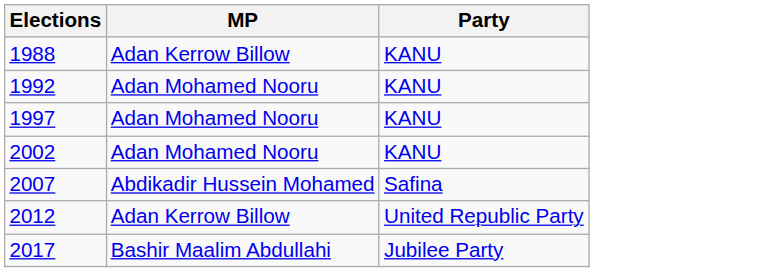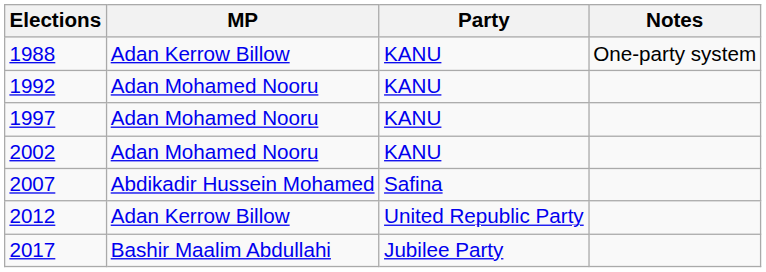+ column: (675, 20)
